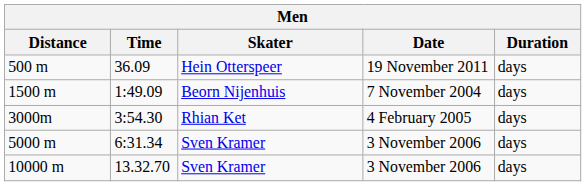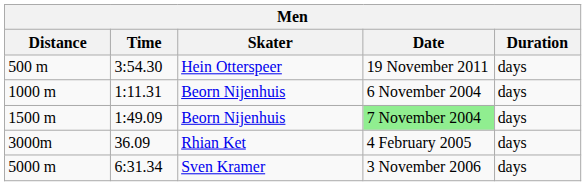(132, 67) 36.09 -> (138, 67) 3:54.30
+ row: (32, 92)
(424, 92) no background -> (424, 117) lightgreen background
(138, 117) 3:54.30 -> (132, 142) 36.09
- row: (36, 167)
